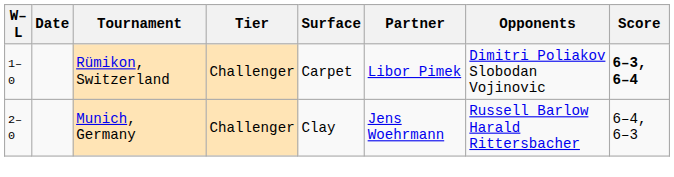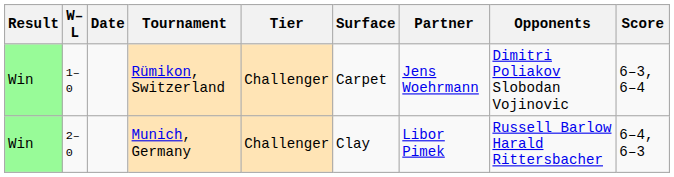+ column: (33, 24)
(414, 72) Libor Pimek -> (441, 80) Jens Woehrmann
(629, 72) bold -> (636, 80) normal
(406, 128) Jens Woehrmann -> (424, 144) Libor Pimek
